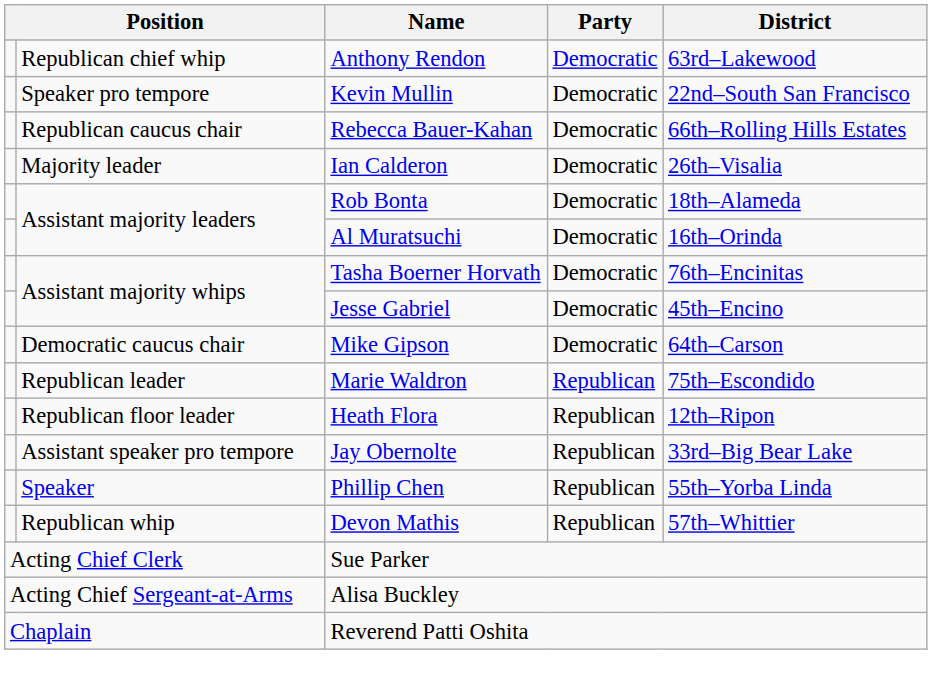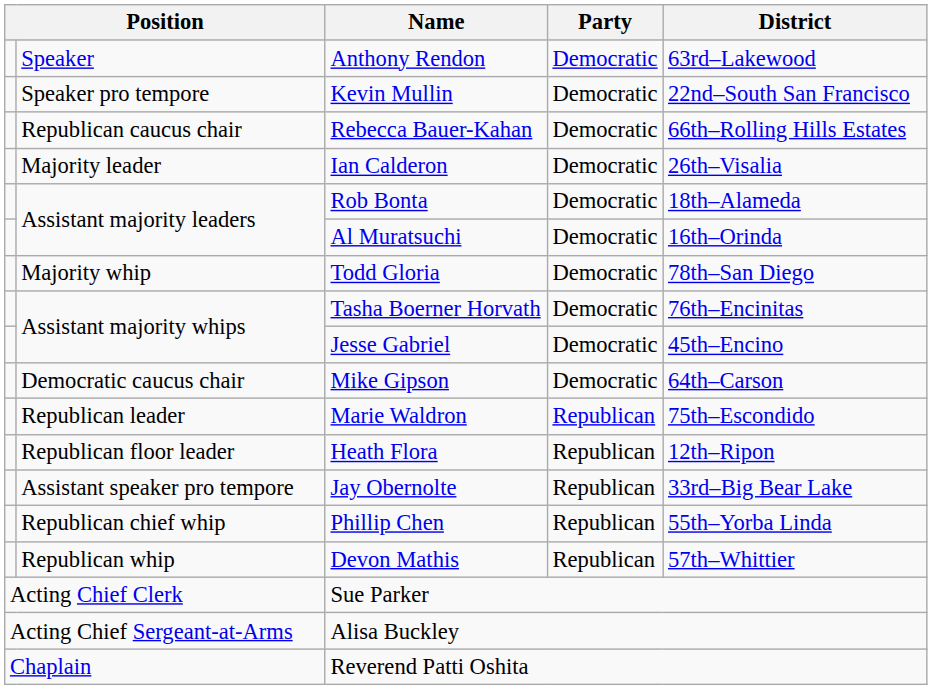(123, 58) Republican chief whip -> (58, 58) Speaker
+ row: (385, 272)
(58, 487) Speaker -> (123, 523) Republican chief whip
